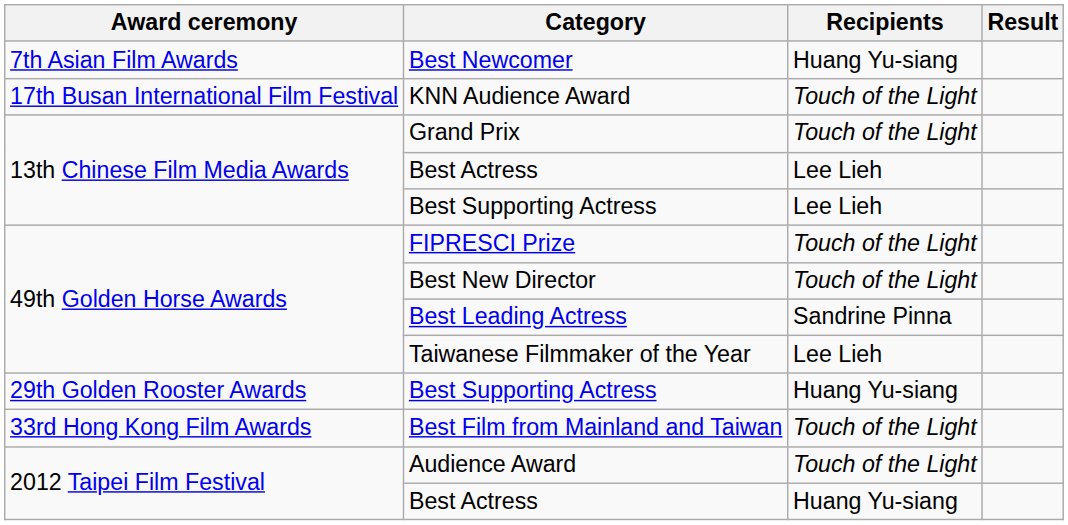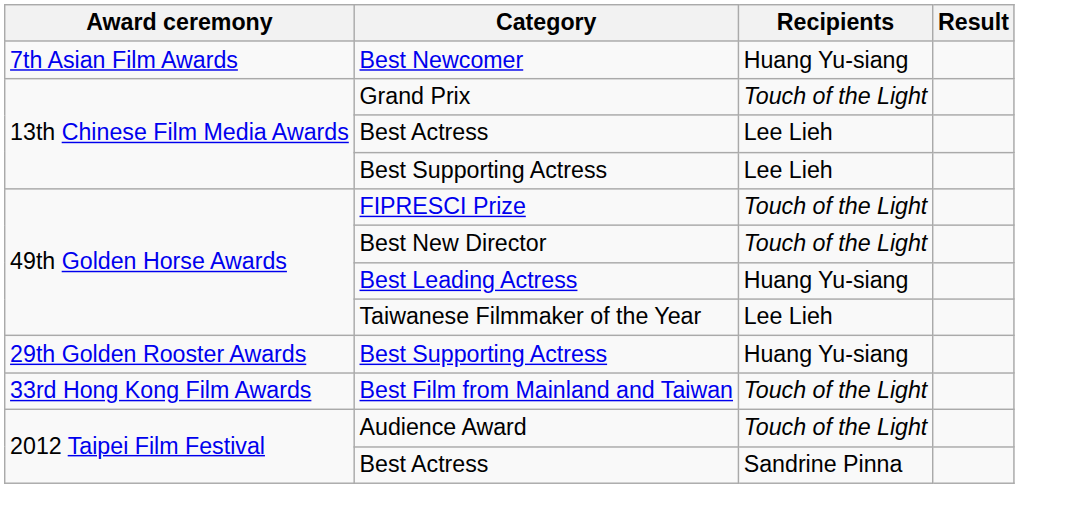- row: (204, 96)
(872, 317) Sandrine Pinna -> (826, 280) Huang Yu-siang
(875, 501) Huang Yu-siang -> (823, 464) Sandrine Pinna
